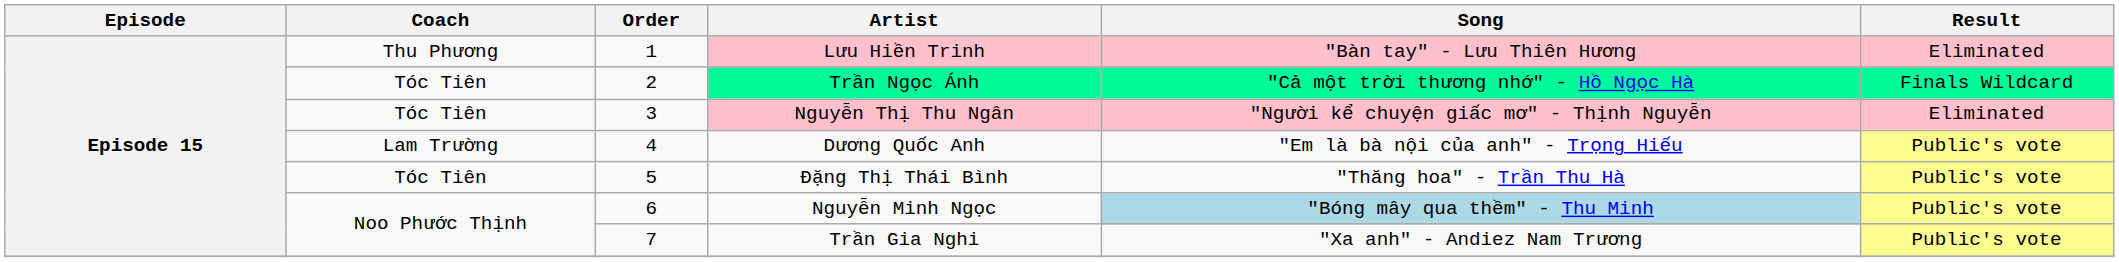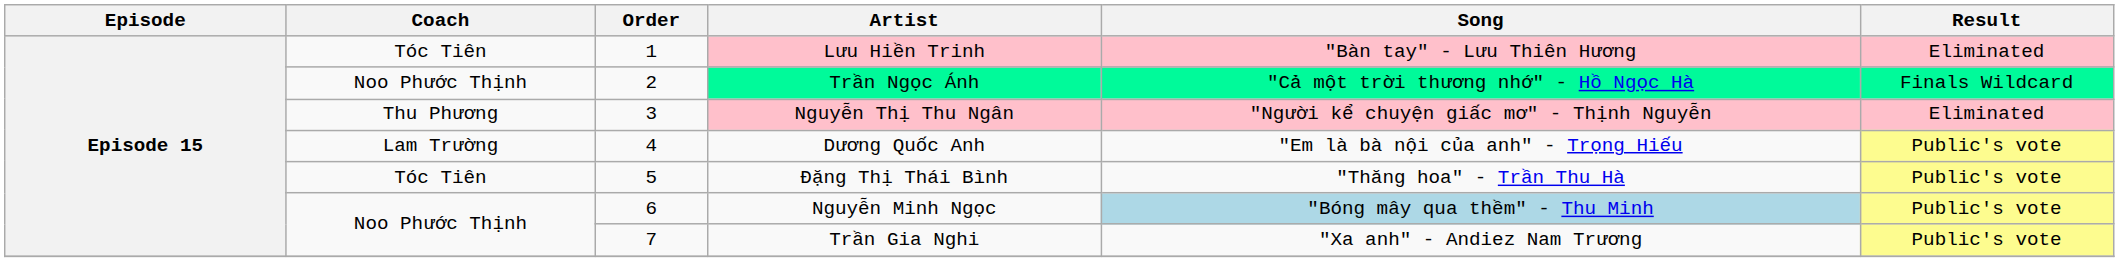(440, 52) Thu Phương -> (440, 52) Tóc Tiên
(440, 83) Tóc Tiên -> (440, 83) Noo Phước Thịnh
(440, 114) Tóc Tiên -> (440, 114) Thu Phương
